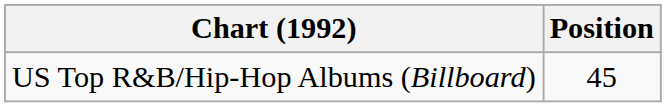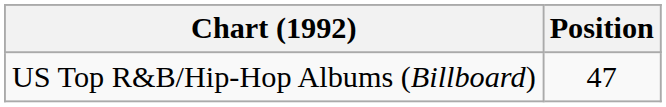(602, 76) 45 -> (602, 76) 47
